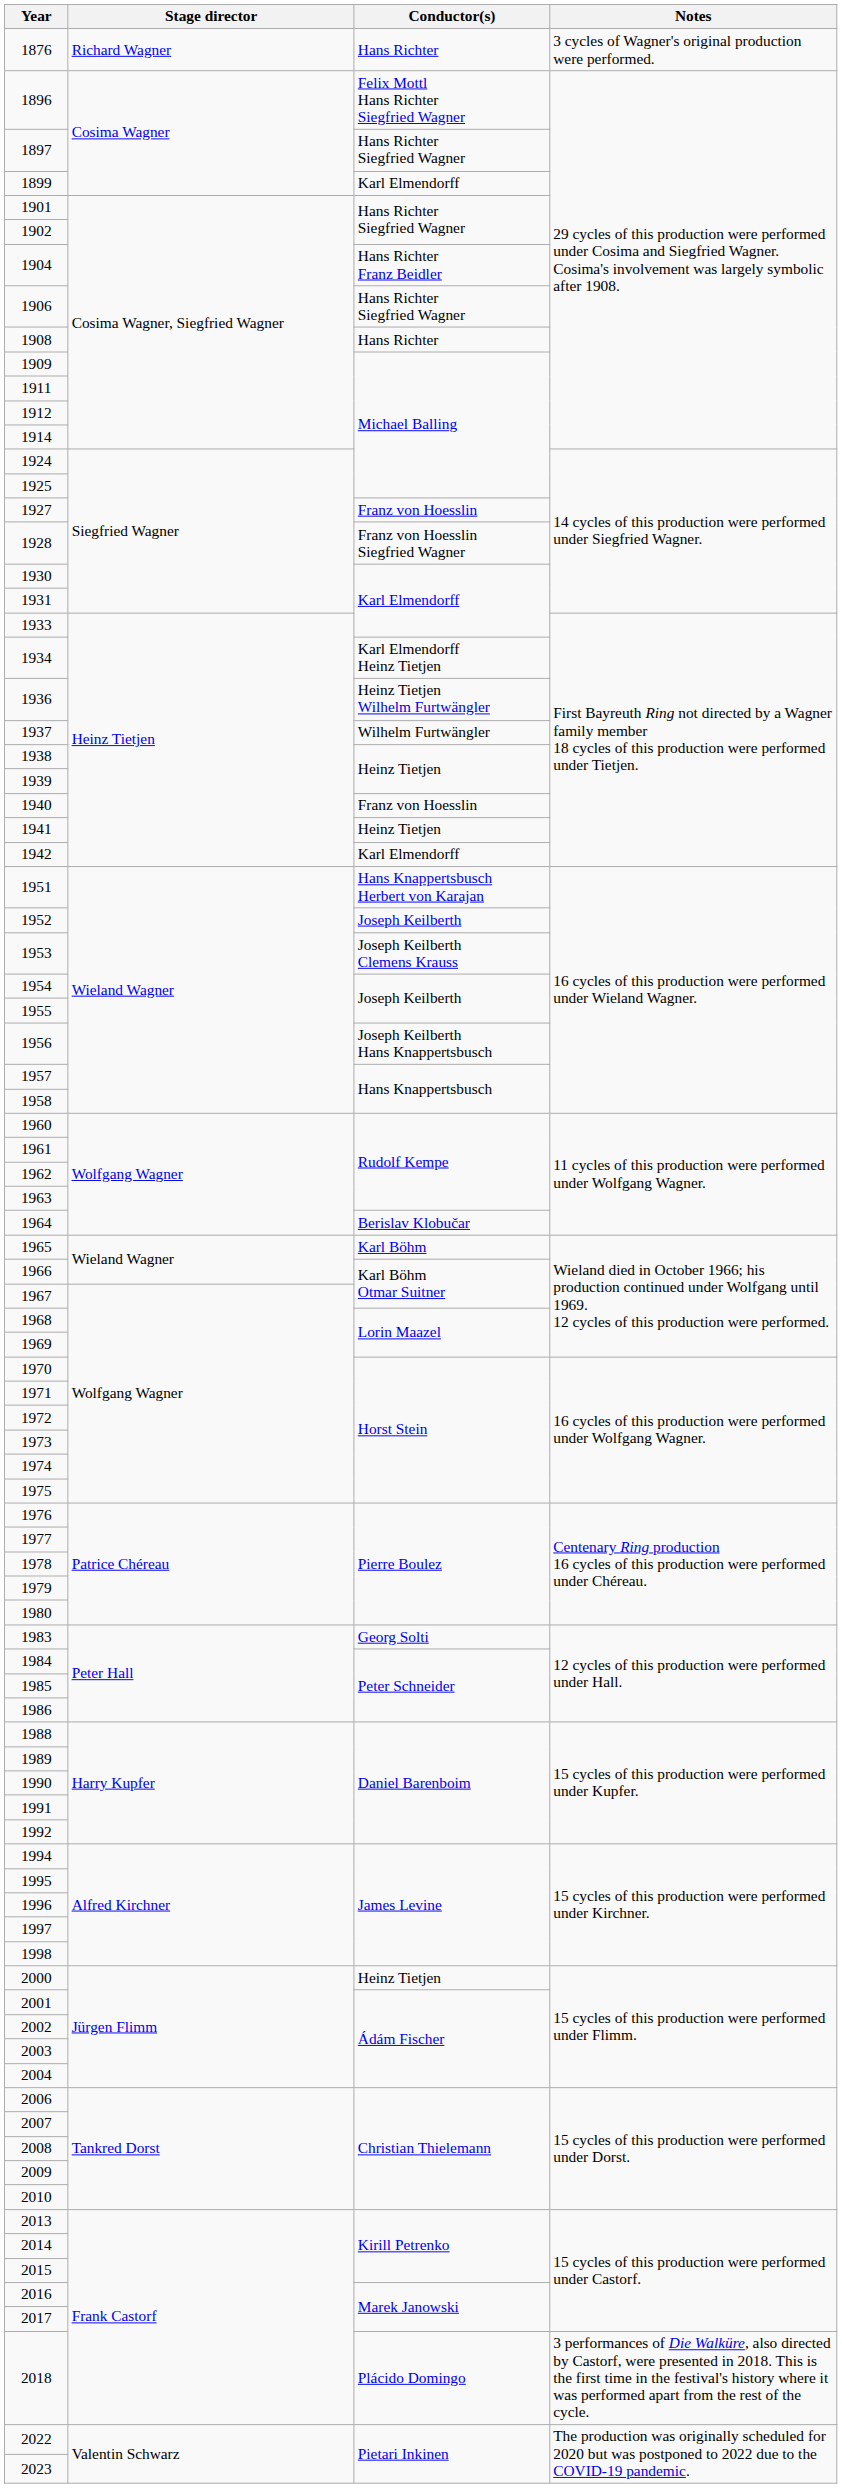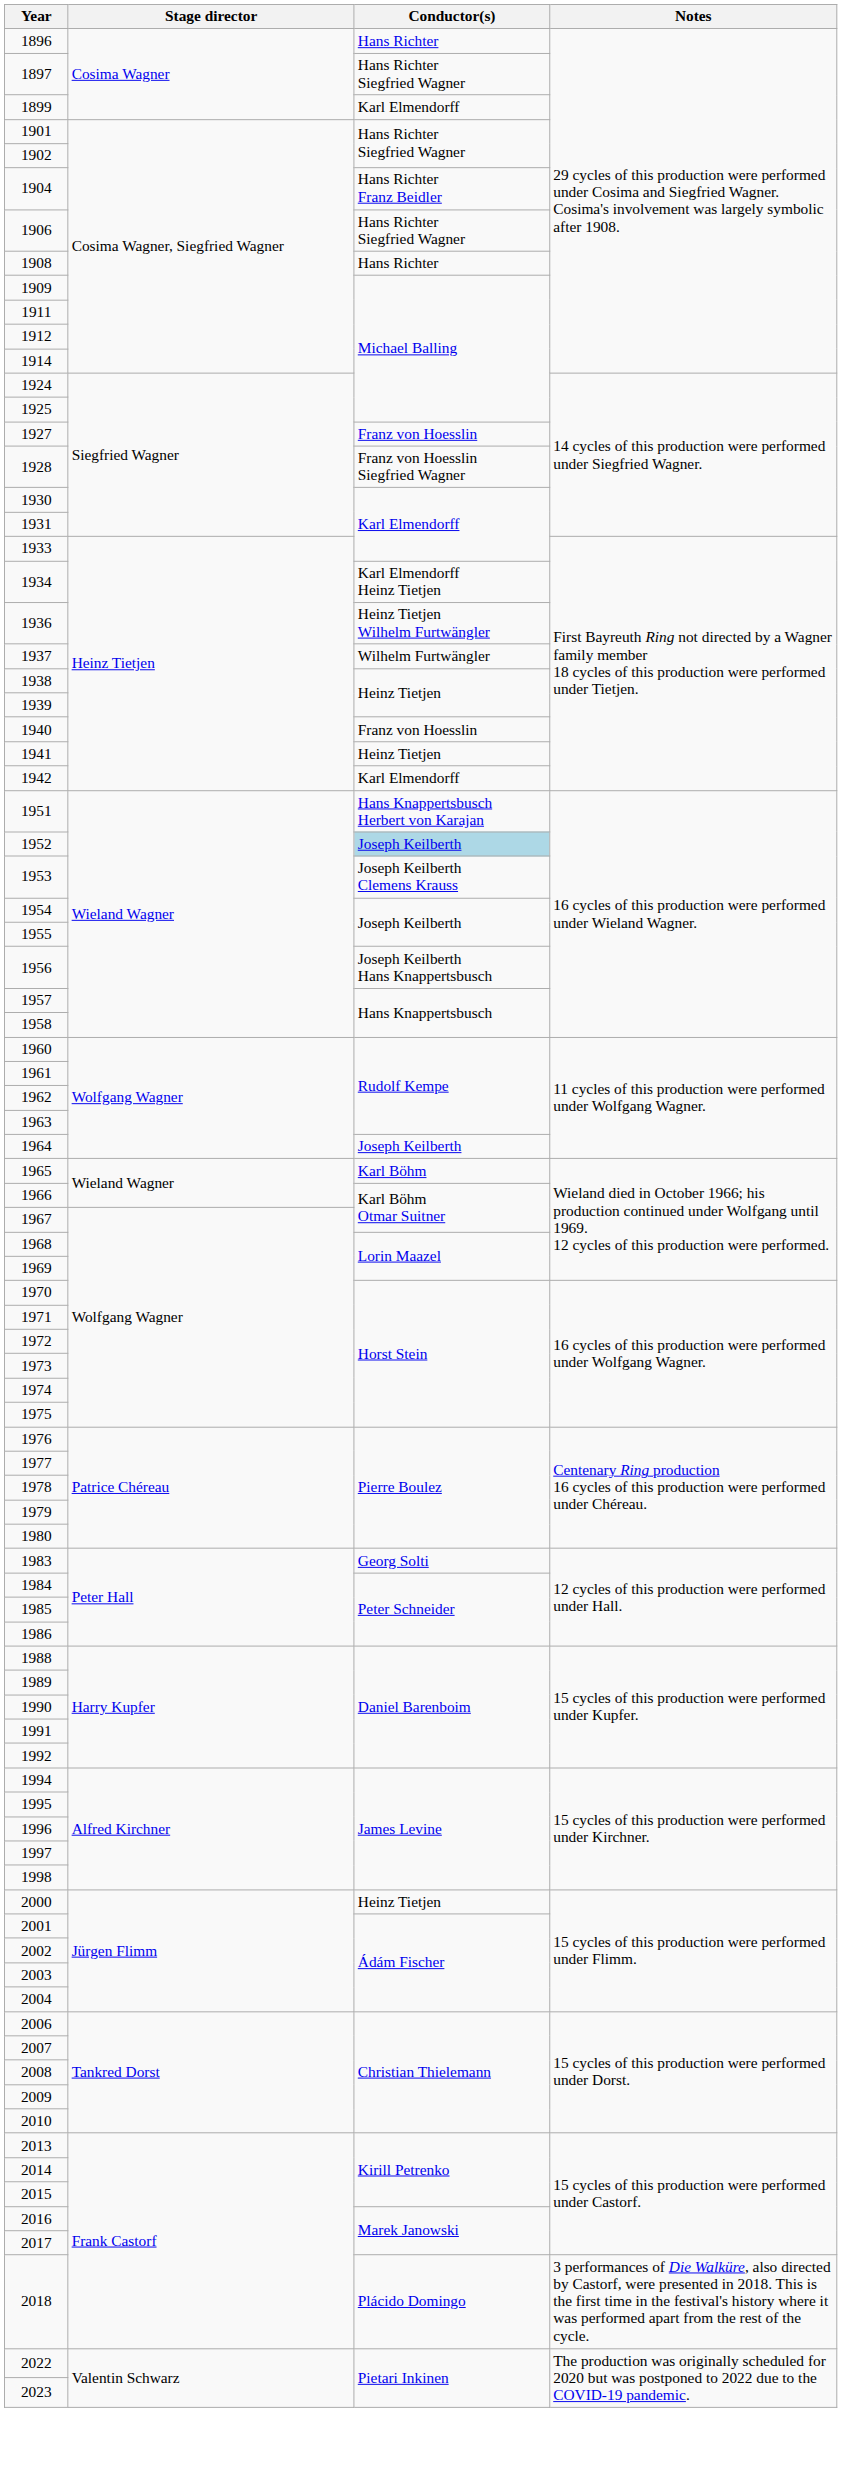- row: (36, 49)
(411, 99) Felix Mottl Hans Richter Siegfried Wagner -> (398, 41) Hans Richter
(410, 920) no background -> (410, 844) lightblue background
(414, 1222) Berislav Klobučar -> (410, 1146) Joseph Keilberth
